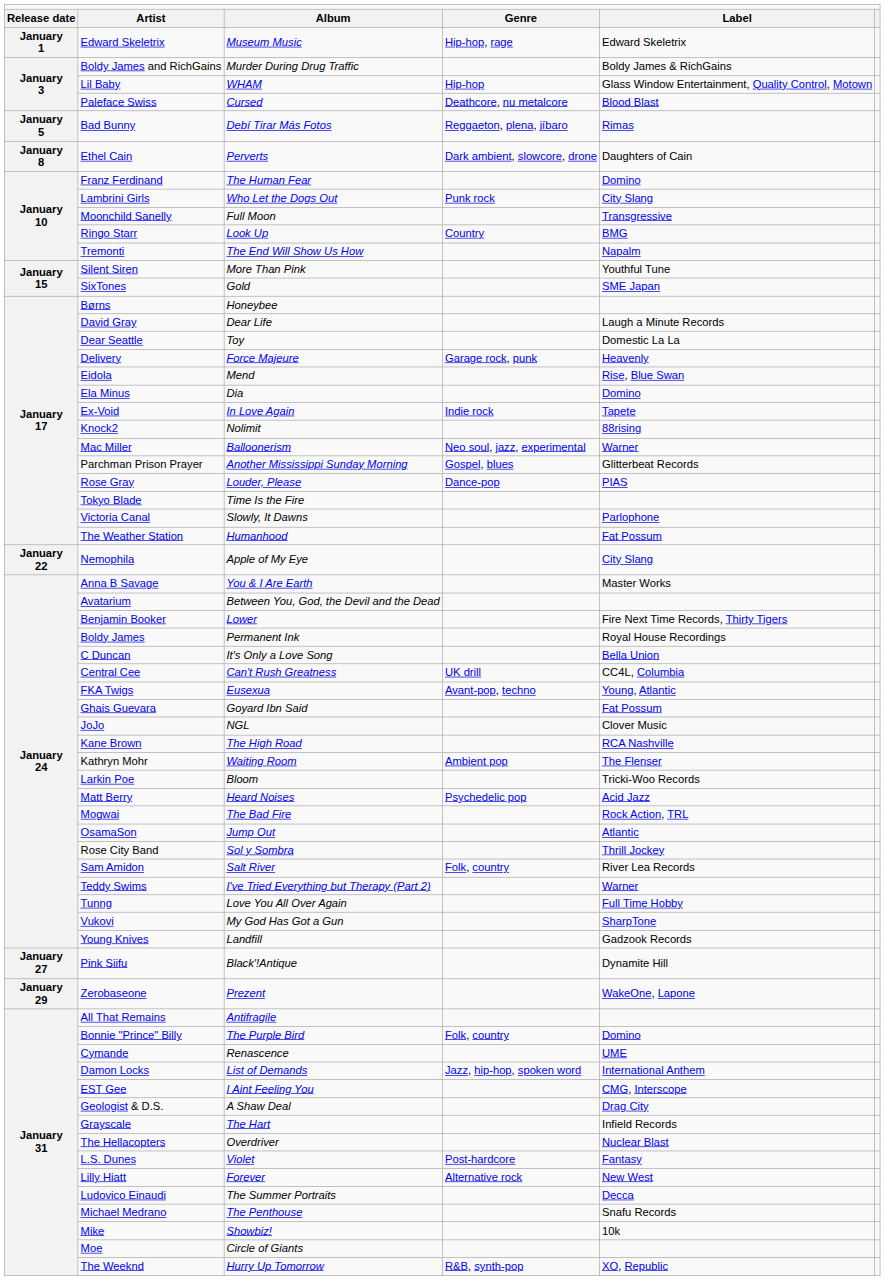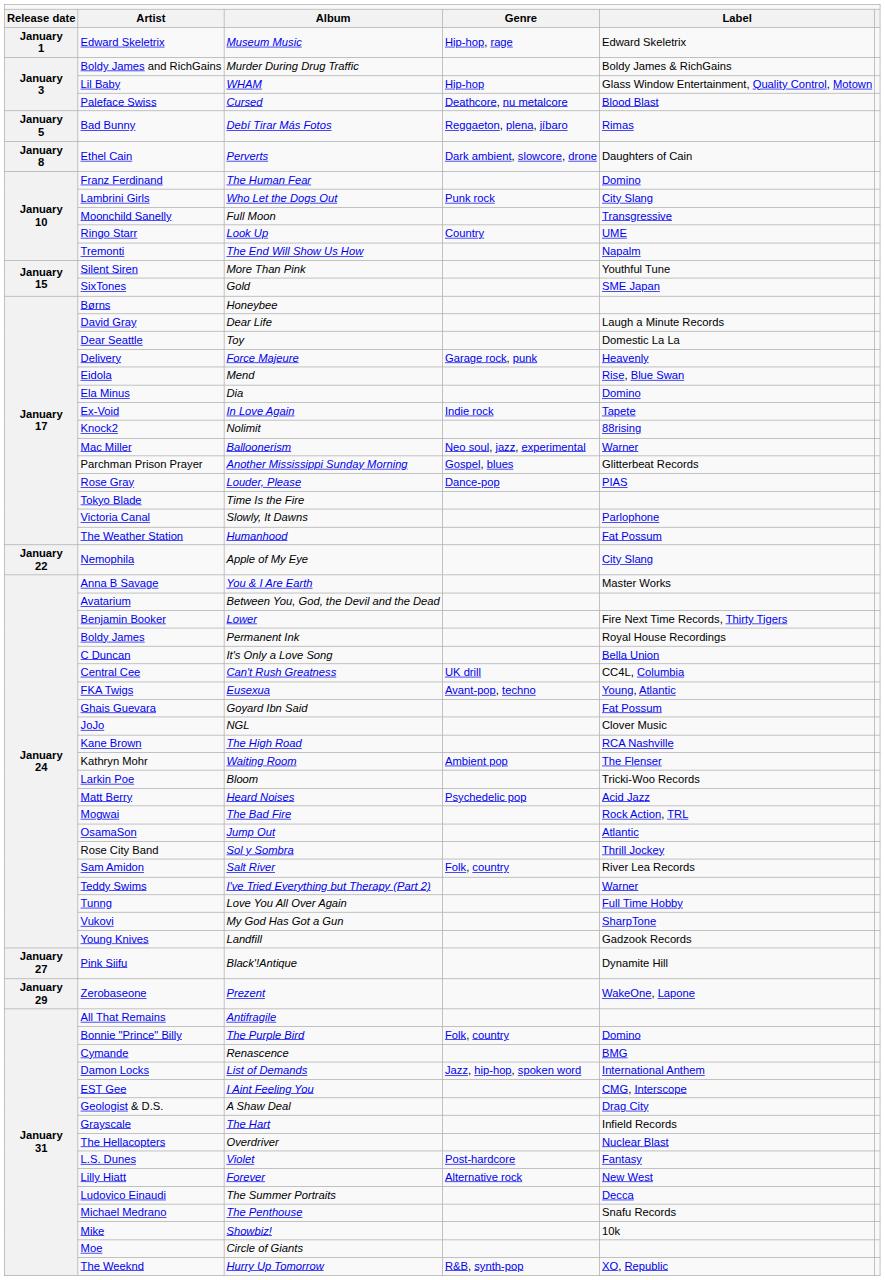(615, 233) BMG -> (614, 233) UME
(614, 1053) UME -> (615, 1053) BMG
